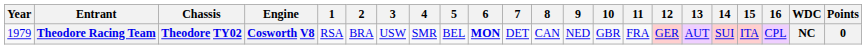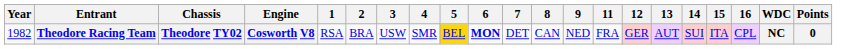- column: (608, 13)
(19, 33) 1979 -> (19, 33) 1982
(454, 33) no background -> (454, 33) gold background
